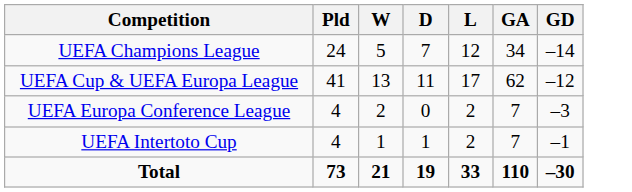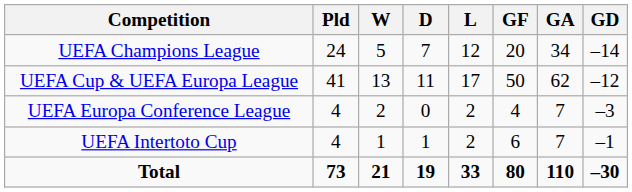+ column: (515, 19)
